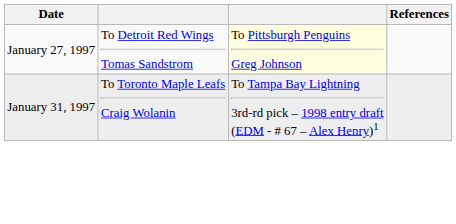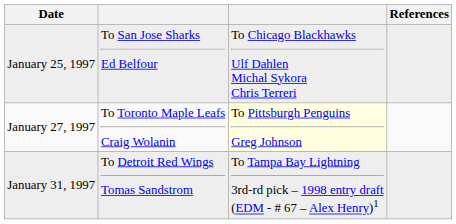+ row: (51, 63)
(163, 49) To Detroit Red Wings Tomas Sandstrom -> (163, 127) To Toronto Maple Leafs Craig Wolanin
(163, 98) To Toronto Maple Leafs Craig Wolanin -> (163, 176) To Detroit Red Wings Tomas Sandstrom
